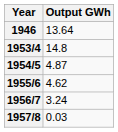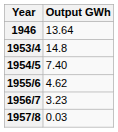(56, 65) 4.87 -> (56, 65) 7.40
(56, 100) 3.24 -> (56, 100) 3.23
